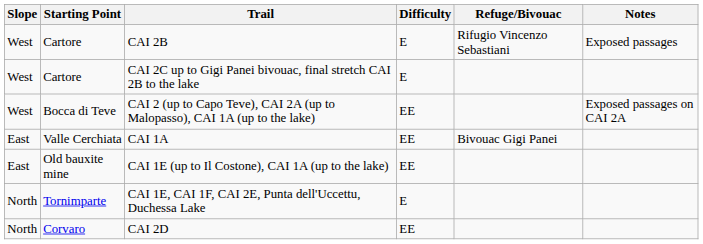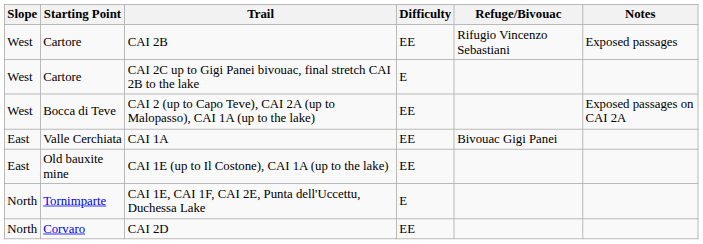(403, 42) E -> (407, 42) EE
